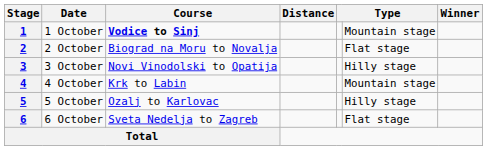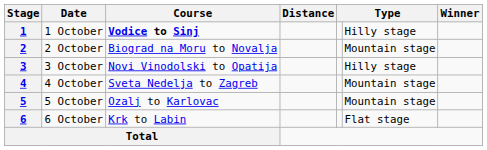(390, 31) Mountain stage -> (380, 31) Hilly stage
(377, 48) Flat stage -> (390, 48) Mountain stage
(147, 84) Krk to Labin -> (183, 84) Sveta Nedelja to Zagreb
(380, 101) Hilly stage -> (390, 101) Mountain stage
(183, 119) Sveta Nedelja to Zagreb -> (147, 119) Krk to Labin
